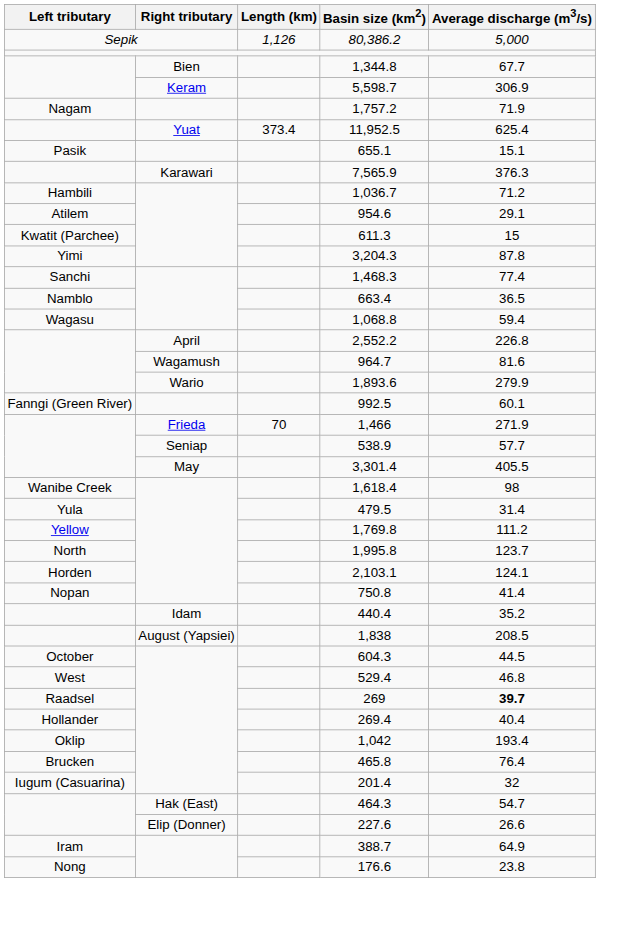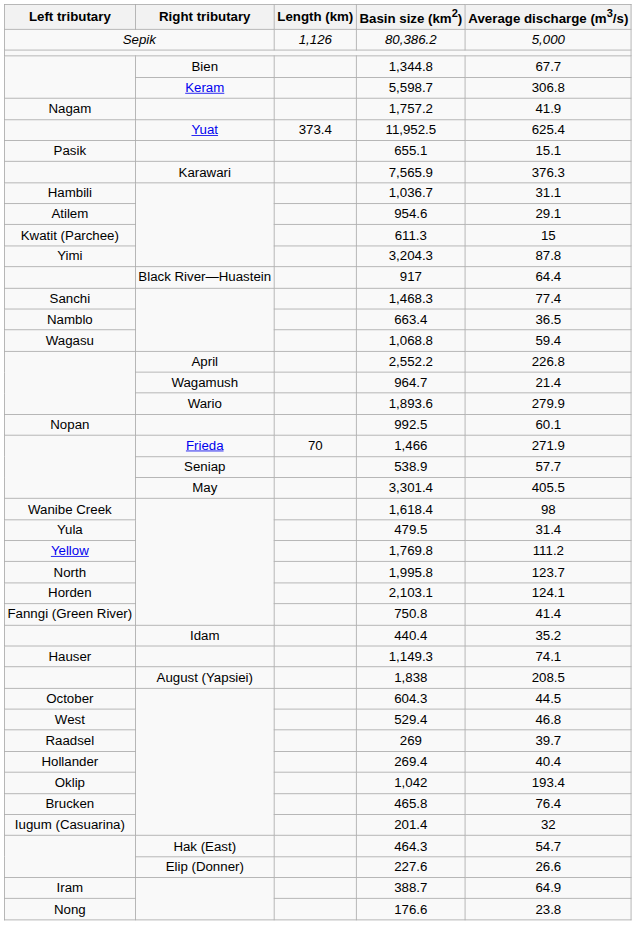(512, 87) 306.9 -> (548, 87) 306.8
(512, 108) 71.9 -> (548, 108) 41.9
(512, 193) 71.2 -> (548, 193) 31.1
+ row: (411, 277)
(512, 361) 81.6 -> (548, 382) 21.4
(70, 403) Fanngi (Green River) -> (70, 424) Nopan
(70, 593) Nopan -> (70, 614) Fanngi (Green River)
+ row: (411, 656)
(512, 698) bold -> (548, 740) normal
